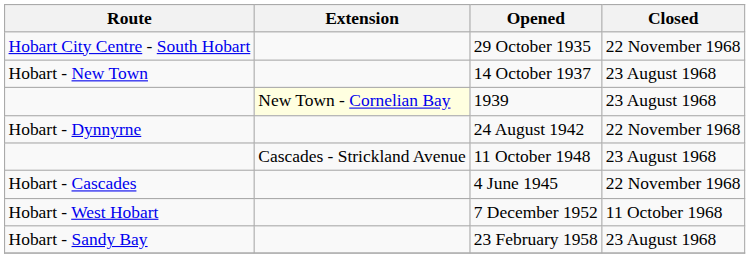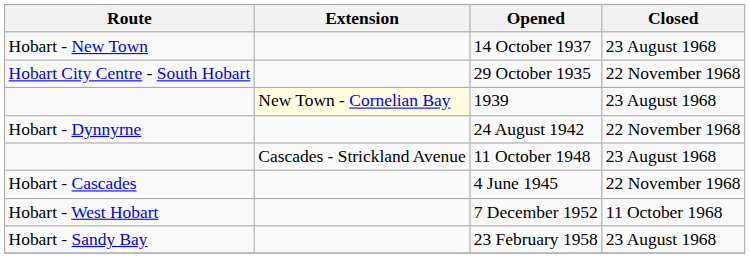rows swapped: (532, 45) <-> (532, 73)
